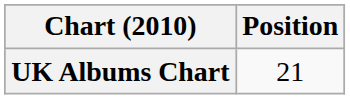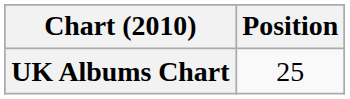(290, 70) 21 -> (290, 70) 25
